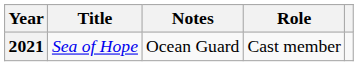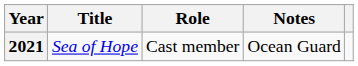columns swapped: (294, 18) <-> (193, 18)
